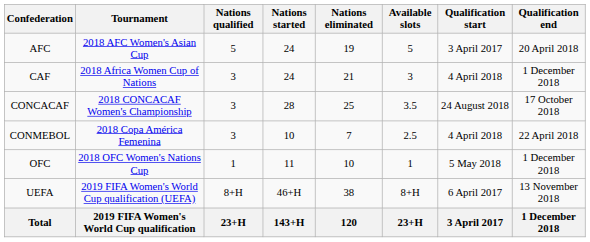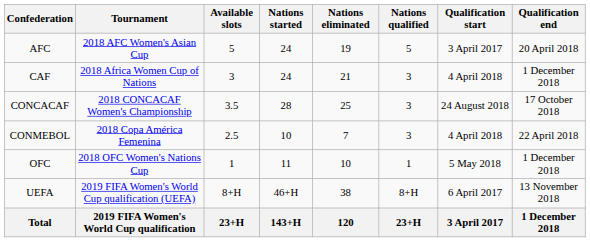columns swapped: (410, 19) <-> (233, 19)
